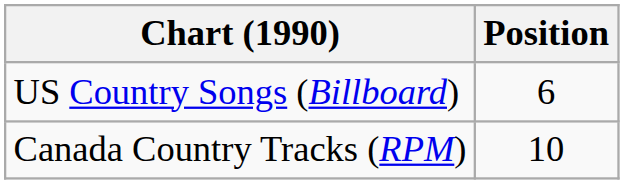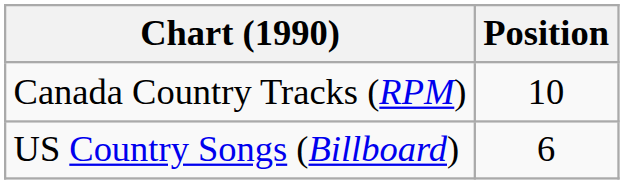rows swapped: (240, 149) <-> (236, 91)
